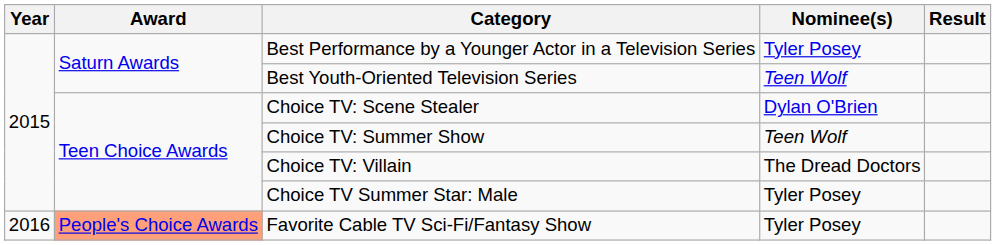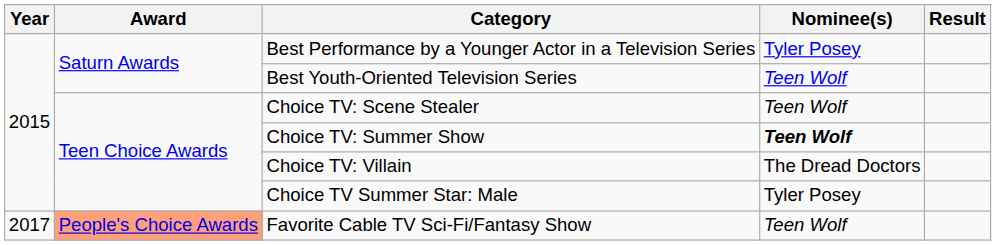(821, 107) Dylan O'Brien -> (805, 107) Teen Wolf
(805, 136) normal -> (808, 136) bold
(30, 225) 2016 -> (30, 225) 2017
(812, 225) Tyler Posey -> (805, 225) Teen Wolf
